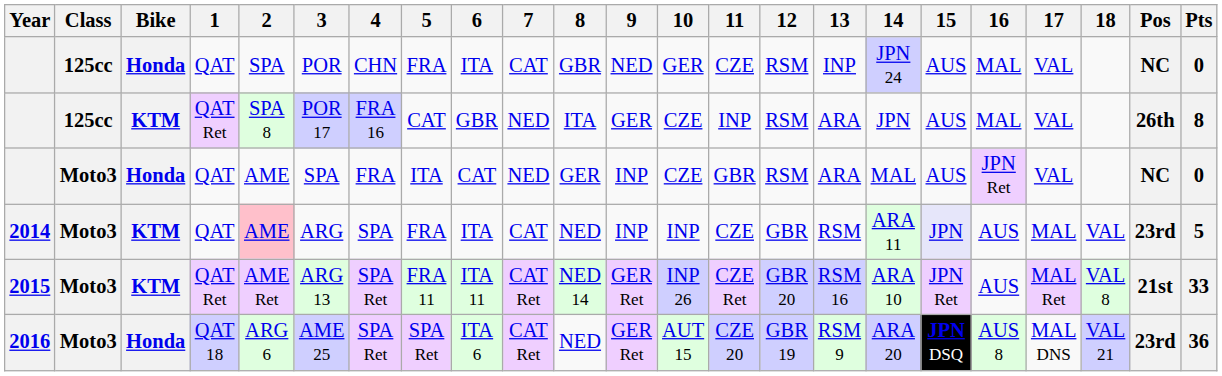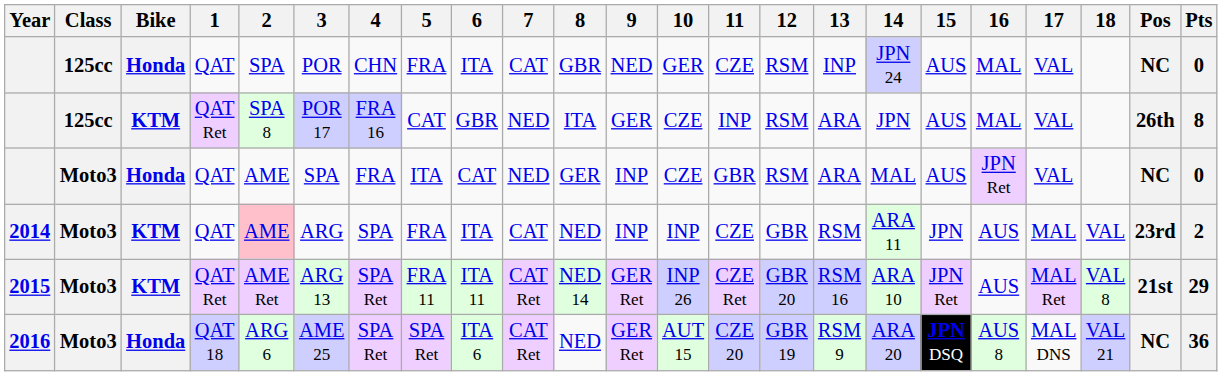(946, 231) lavender background -> (946, 231) no background
(1199, 231) 5 -> (1199, 231) 2
(1199, 286) 33 -> (1199, 286) 29
(1155, 342) 23rd -> (1155, 342) NC
